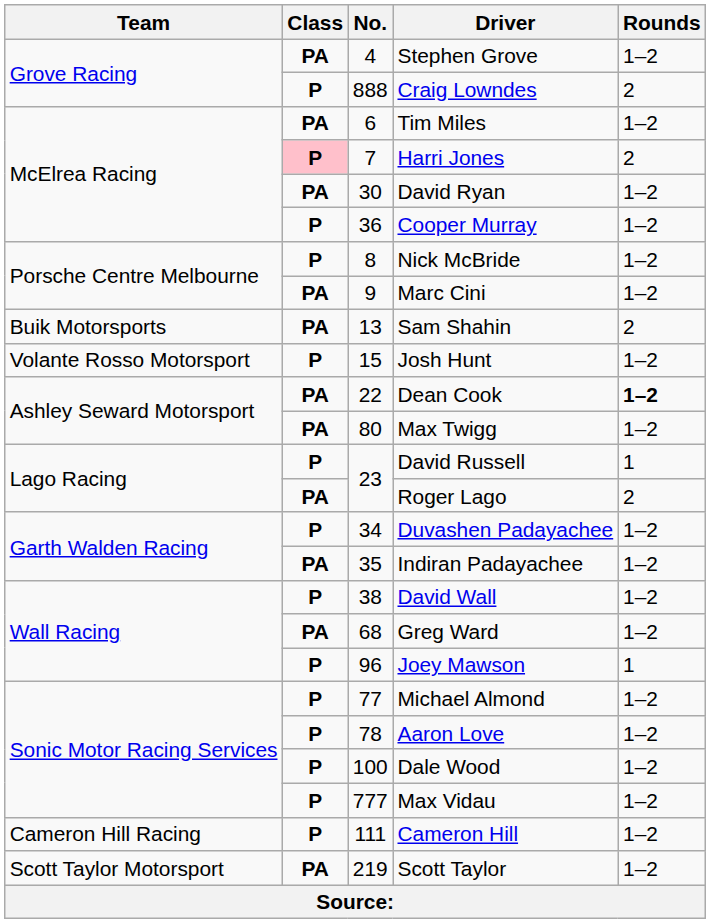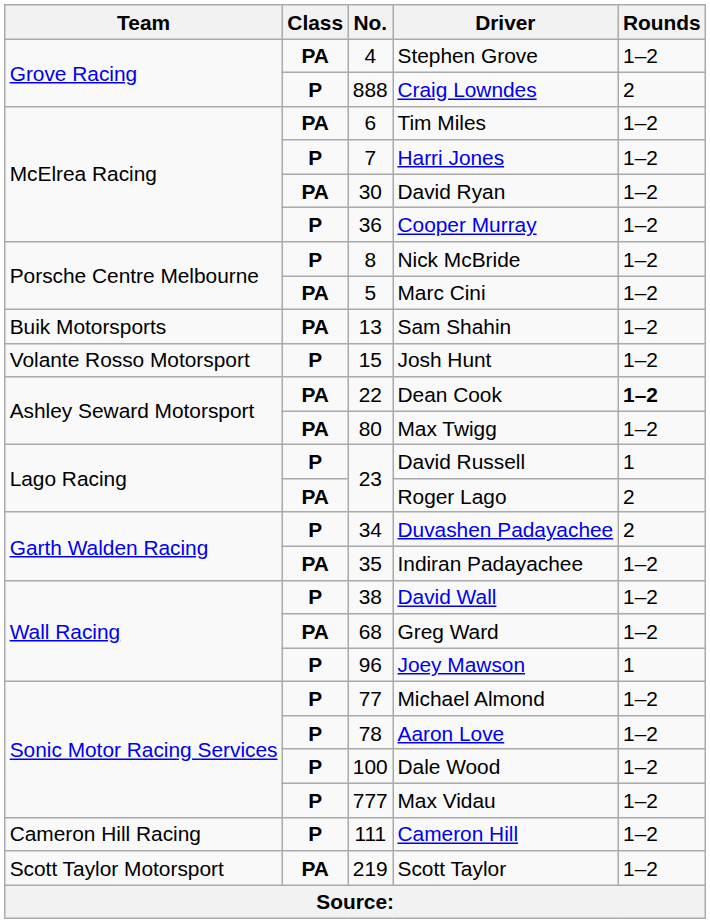(315, 157) pink background -> (315, 157) no background
(629, 157) 2 -> (640, 157) 1–2
(370, 292) 9 -> (370, 292) 5
(629, 326) 2 -> (640, 326) 1–2
(640, 529) 1–2 -> (629, 529) 2
